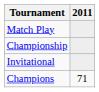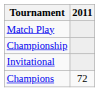(82, 78) 71 -> (82, 78) 72
